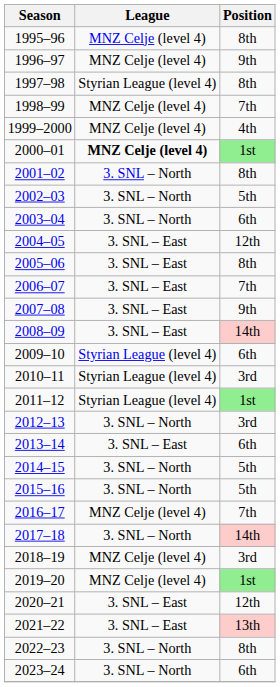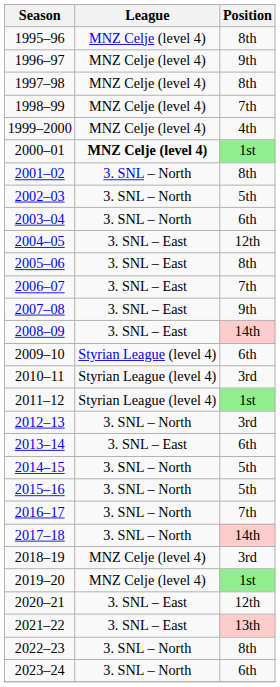(147, 83) Styrian League (level 4) -> (147, 83) MNZ Celje (level 4)
(147, 512) MNZ Celje (level 4) -> (147, 512) 3. SNL – North
